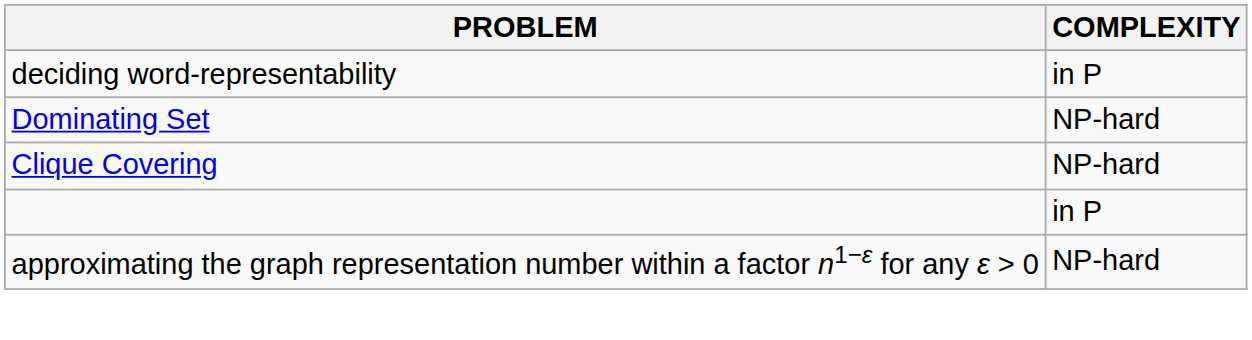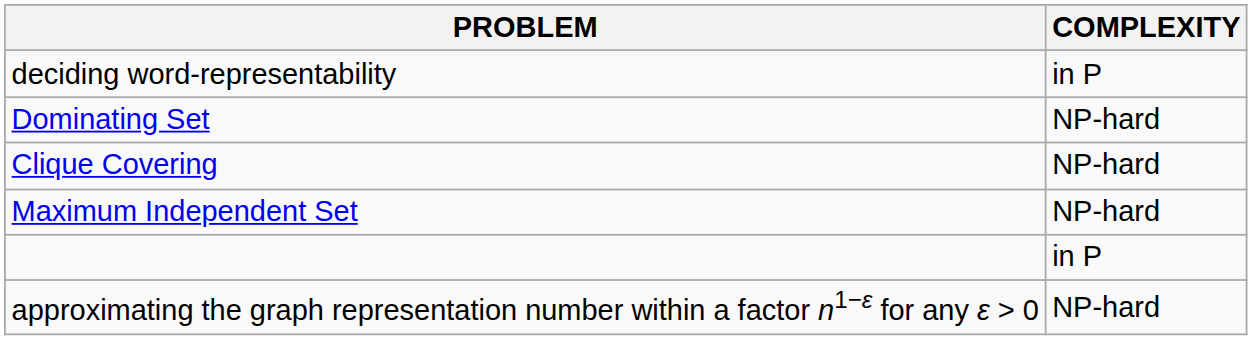+ row: (185, 211)
